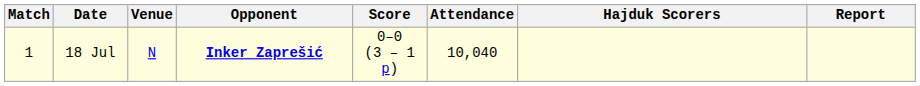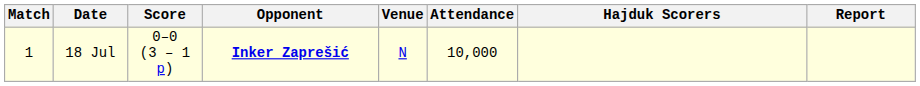columns swapped: (152, 16) <-> (390, 16)
(472, 55) 10,040 -> (472, 55) 10,000
